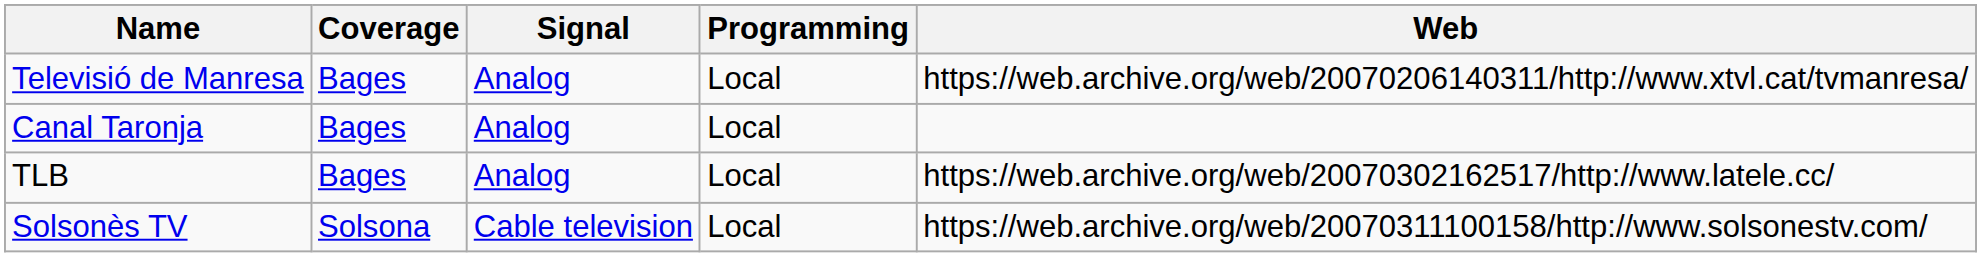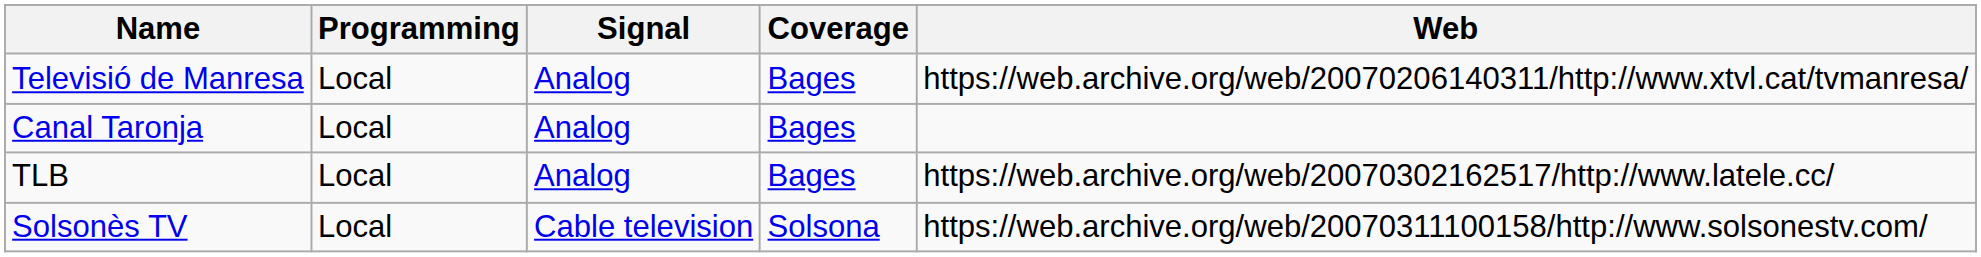columns swapped: (808, 29) <-> (389, 29)
